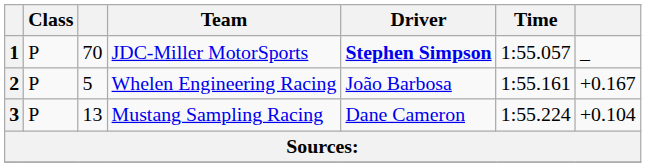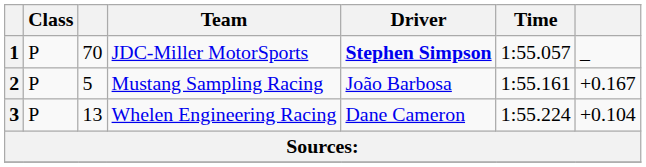(224, 83) Whelen Engineering Racing -> (217, 83) Mustang Sampling Racing
(217, 114) Mustang Sampling Racing -> (224, 114) Whelen Engineering Racing
